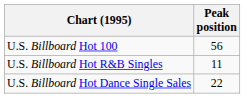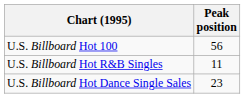(217, 83) 22 -> (217, 83) 23
